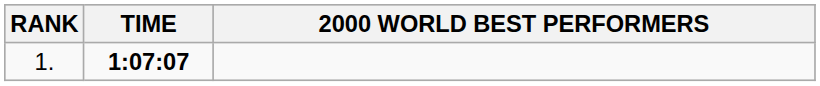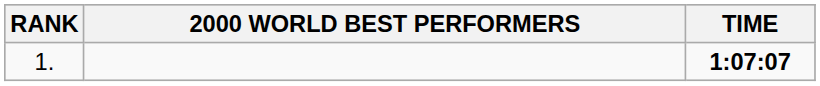columns swapped: (514, 24) <-> (149, 24)
